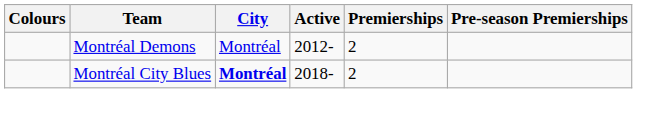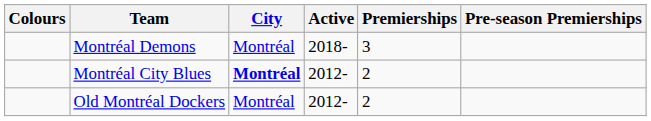(314, 46) 2012- -> (328, 46) 2018-
(352, 46) 2 -> (366, 46) 3
(314, 74) 2018- -> (328, 74) 2012-
+ row: (149, 102)
